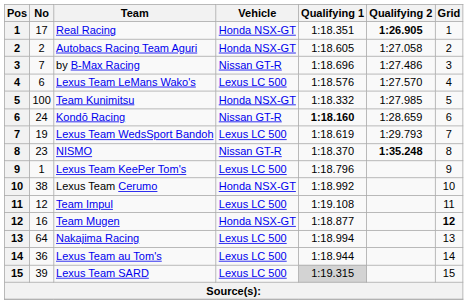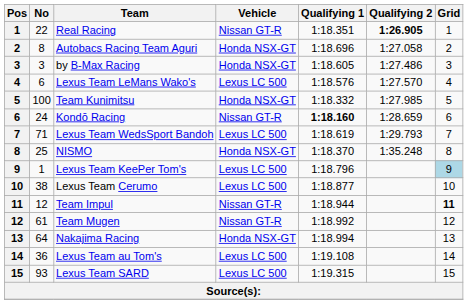(42, 30) 17 -> (42, 30) 22
(257, 30) Honda NSX-GT -> (250, 30) Nissan GT-R
(42, 47) 2 -> (42, 47) 8
(333, 47) 1:18.605 -> (333, 47) 1:18.696
(42, 65) 7 -> (42, 65) 3
(250, 65) Nissan GT-R -> (257, 65) Honda NSX-GT
(333, 65) 1:18.696 -> (333, 65) 1:18.605
(42, 134) 19 -> (42, 134) 71
(42, 152) 23 -> (42, 152) 25
(250, 152) Nissan GT-R -> (257, 152) Honda NSX-GT
(401, 152) bold -> (401, 152) normal
(449, 169) no background -> (449, 169) lightblue background
(257, 186) Honda NSX-GT -> (253, 186) Lexus LC 500
(333, 186) 1:18.992 -> (333, 186) 1:18.877
(253, 204) Lexus LC 500 -> (250, 204) Nissan GT-R
(333, 204) 1:19.108 -> (333, 204) 1:18.944
(449, 204) normal -> (449, 204) bold
(42, 221) 16 -> (42, 221) 61
(257, 221) Honda NSX-GT -> (250, 221) Nissan GT-R
(333, 221) 1:18.877 -> (333, 221) 1:18.992
(449, 221) bold -> (449, 221) normal
(253, 238) Lexus LC 500 -> (257, 238) Honda NSX-GT
(333, 256) 1:18.944 -> (333, 256) 1:19.108
(42, 273) 39 -> (42, 273) 93
(333, 273) lightgrey background -> (333, 273) no background
